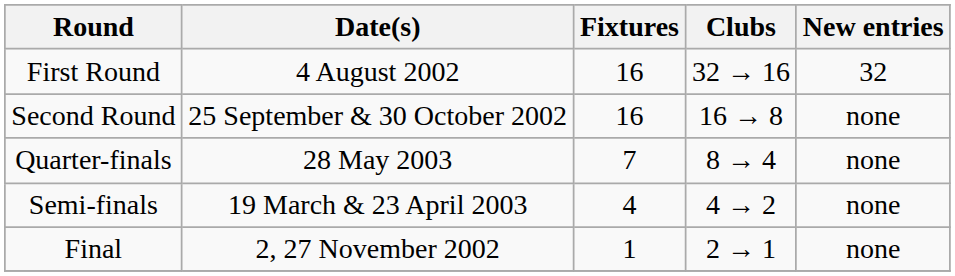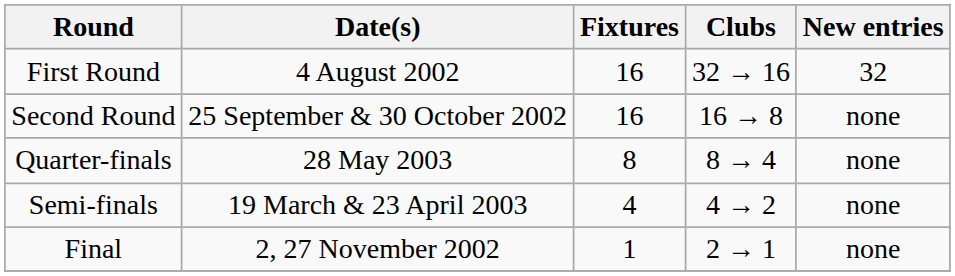(629, 159) 7 -> (629, 159) 8
